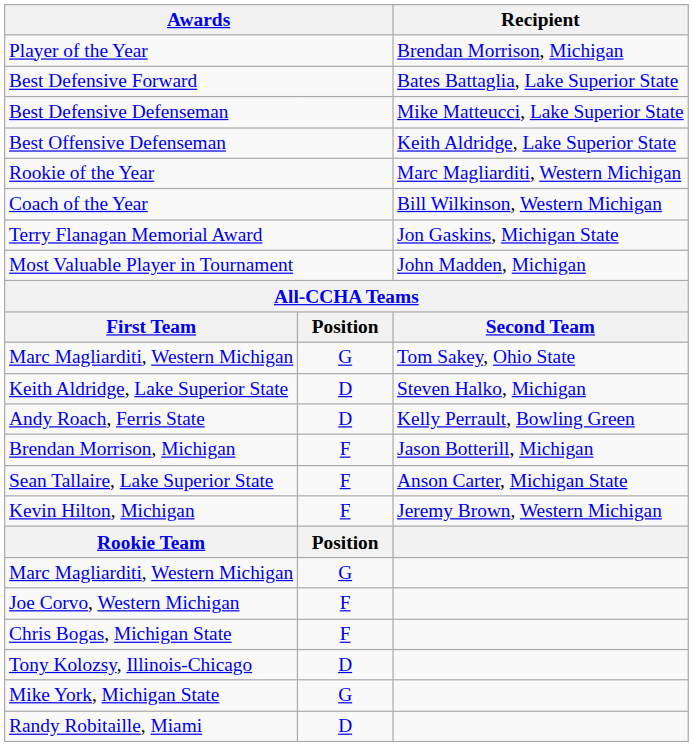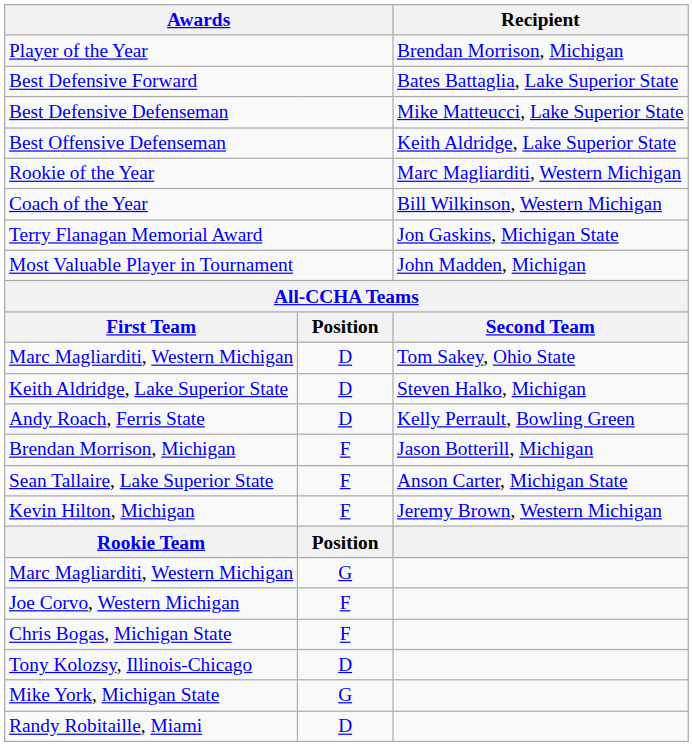(345, 357) G -> (345, 357) D
